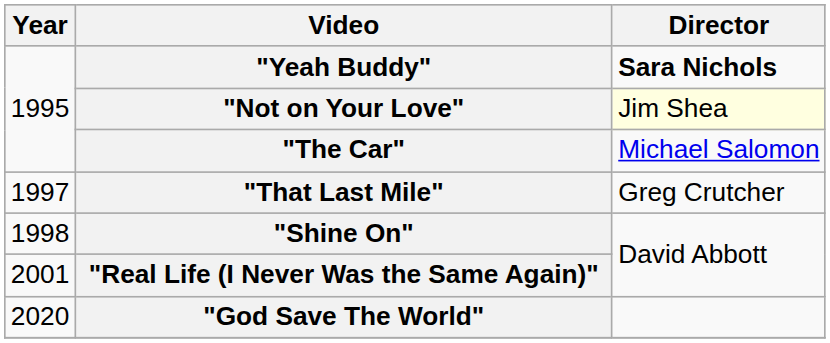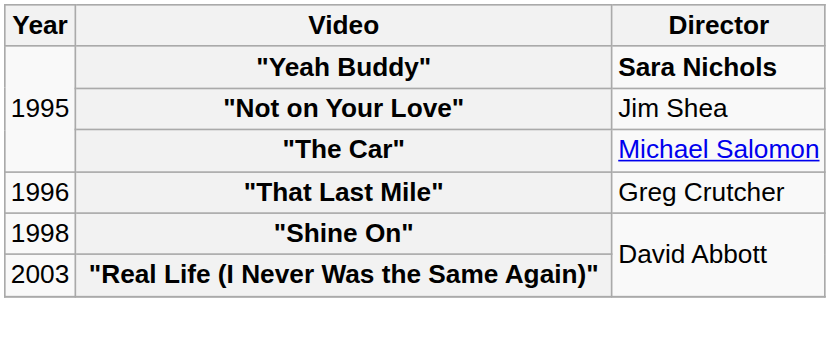(673, 108) lightyellow background -> (673, 108) no background
(40, 191) 1997 -> (40, 191) 1996
(40, 274) 2001 -> (40, 274) 2003
- row: (344, 316)
